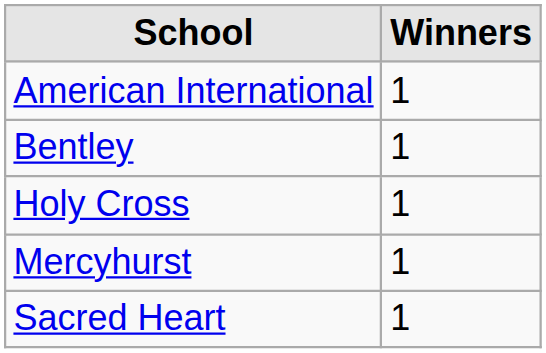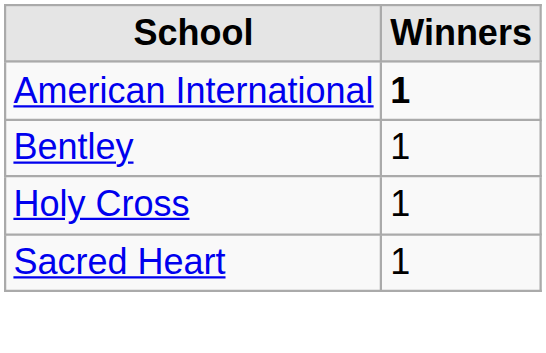(400, 90) normal -> (400, 90) bold
- row: (102, 261)
